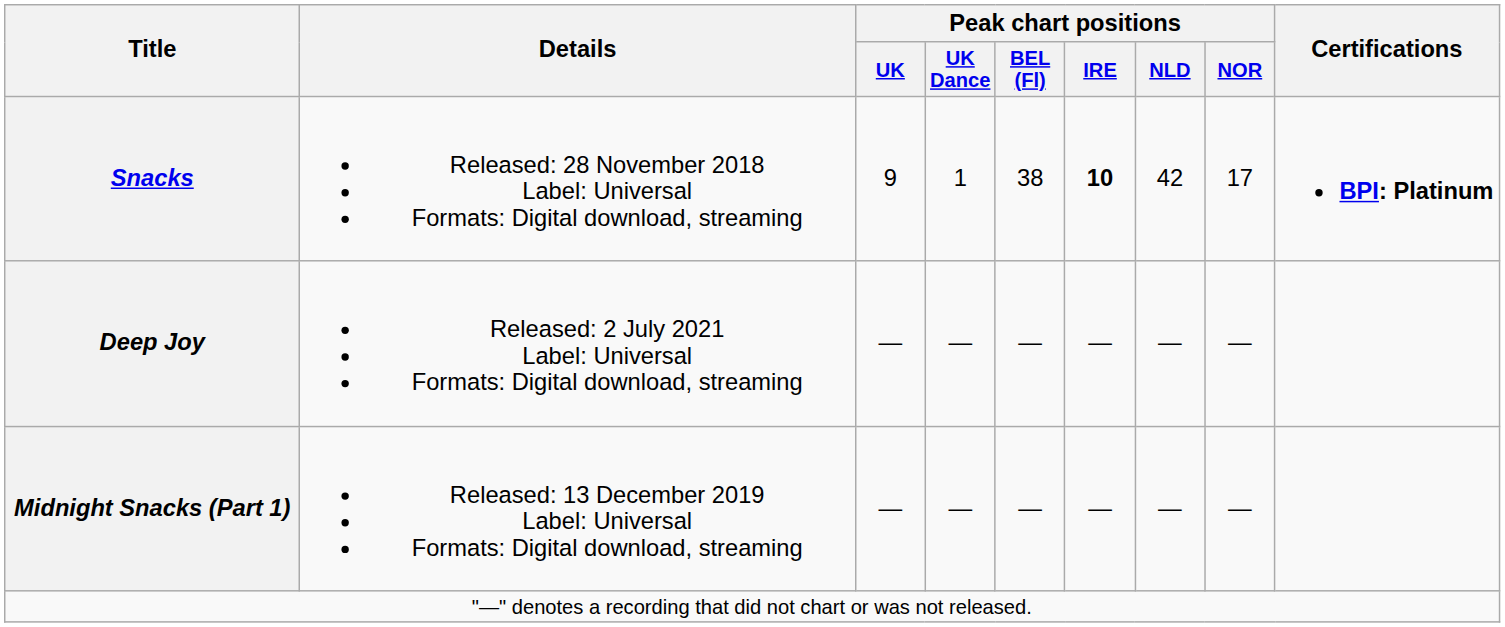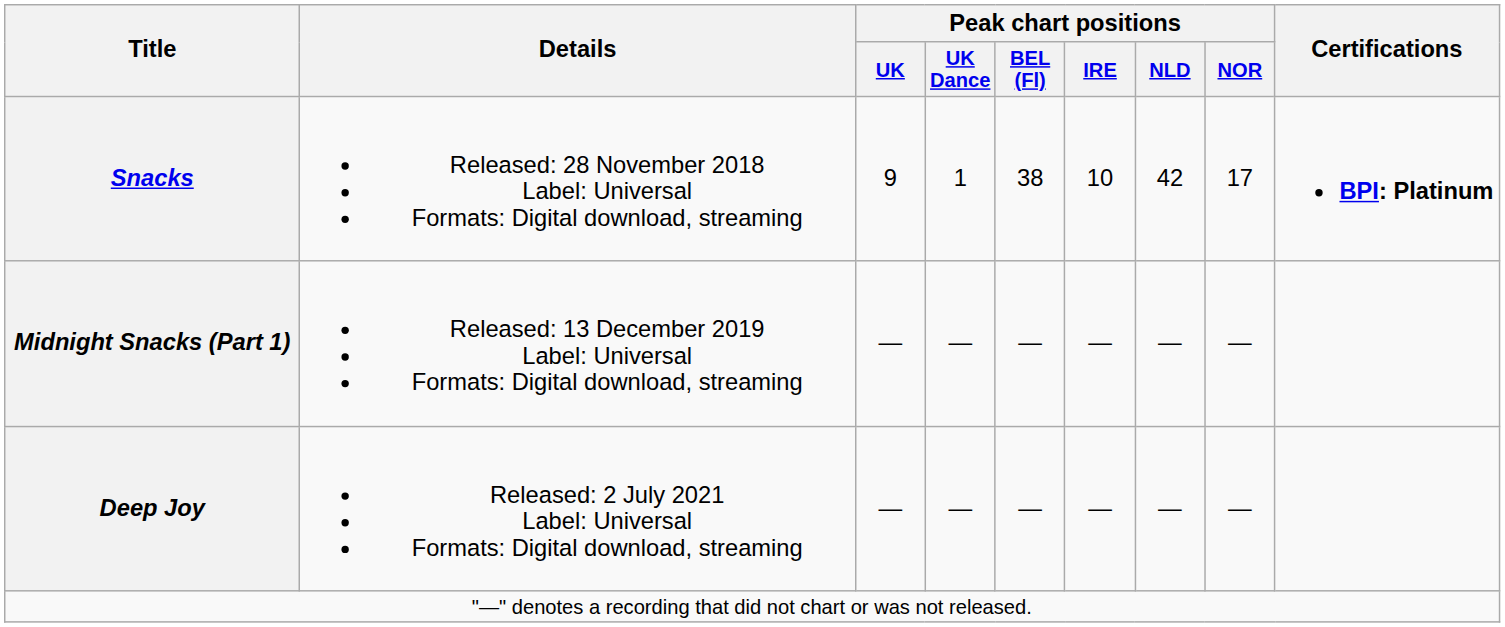(1100, 178) bold -> (1100, 178) normal
rows swapped: (152, 508) <-> (152, 343)
